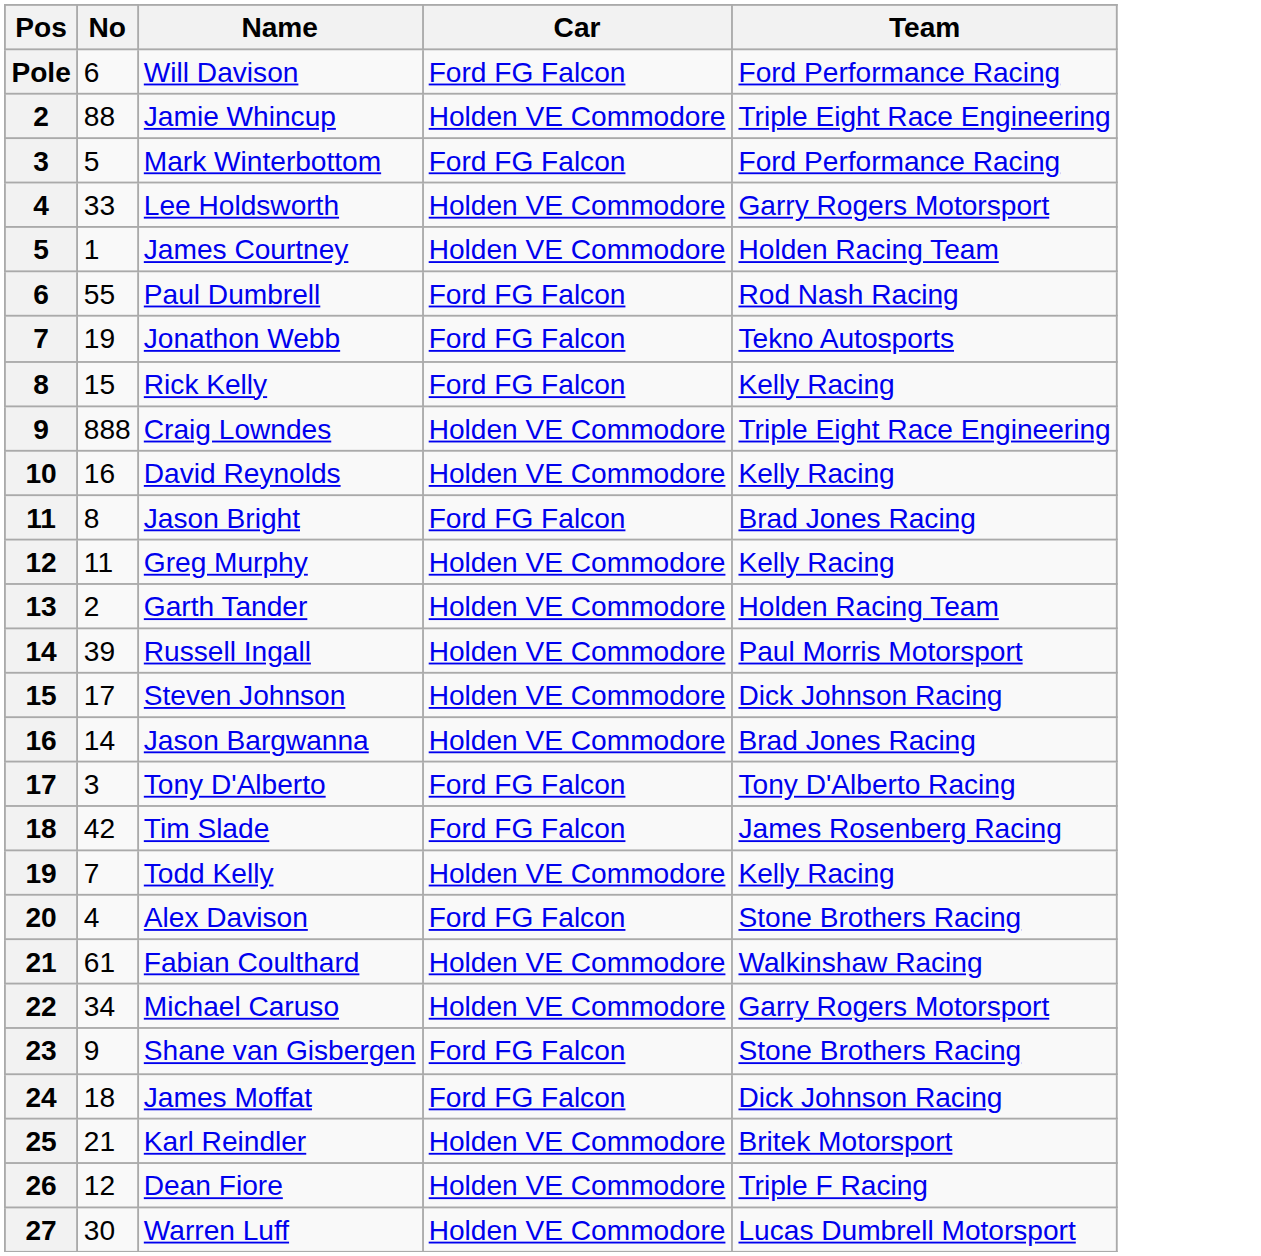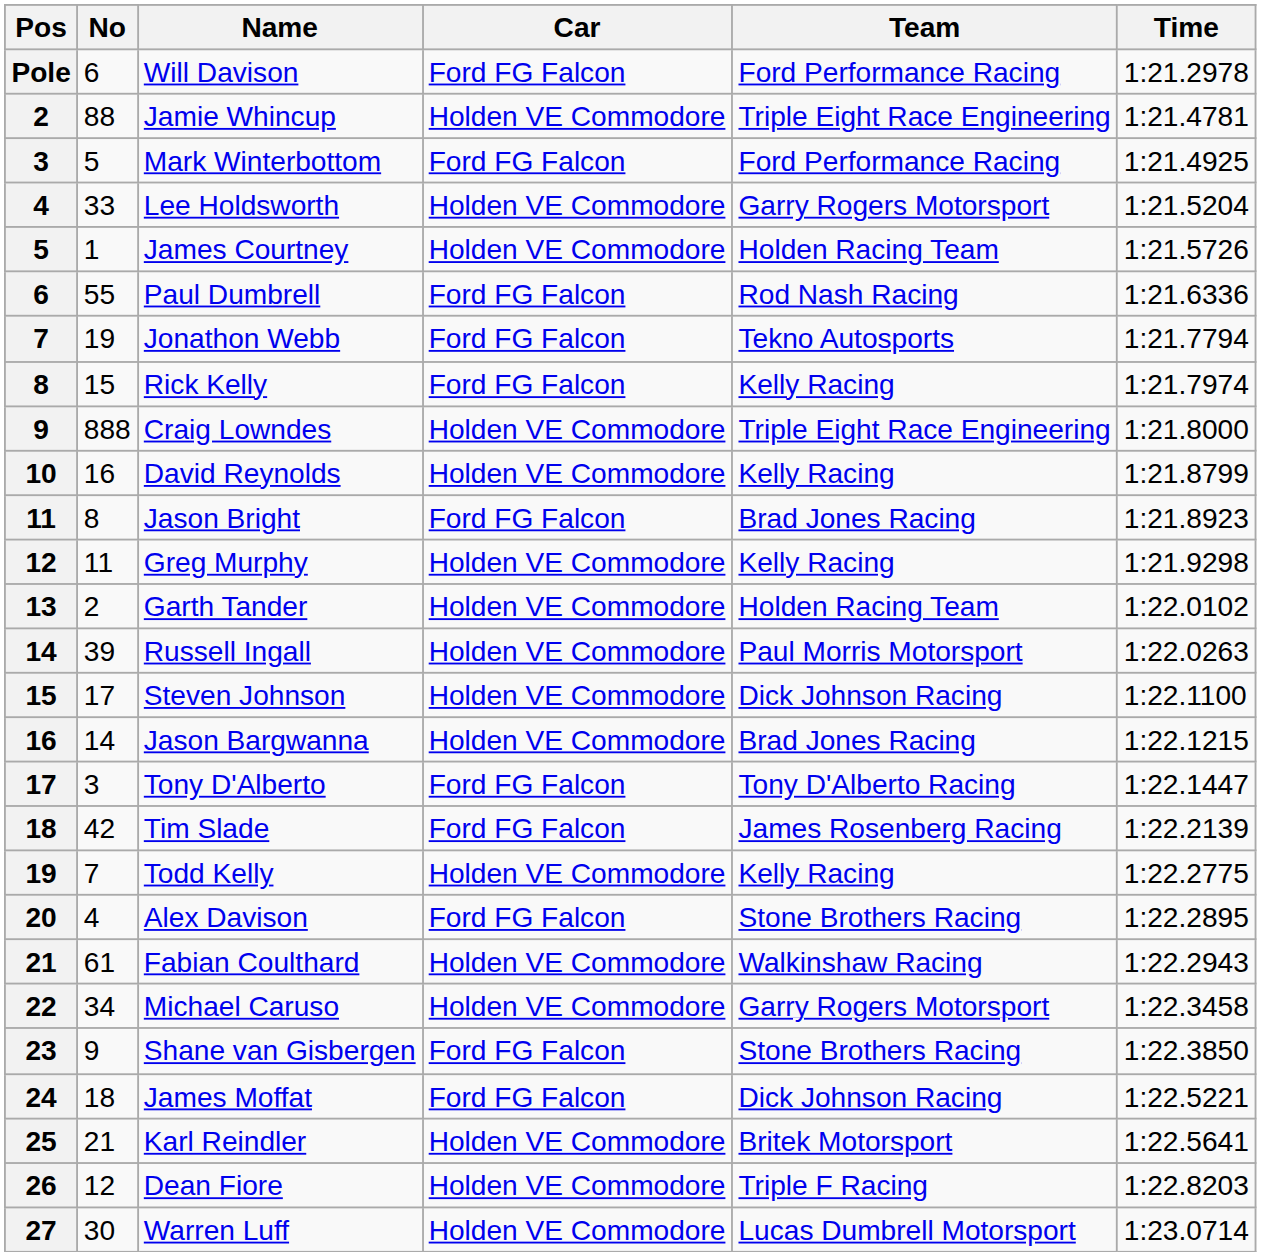+ column: (1186, 27)
